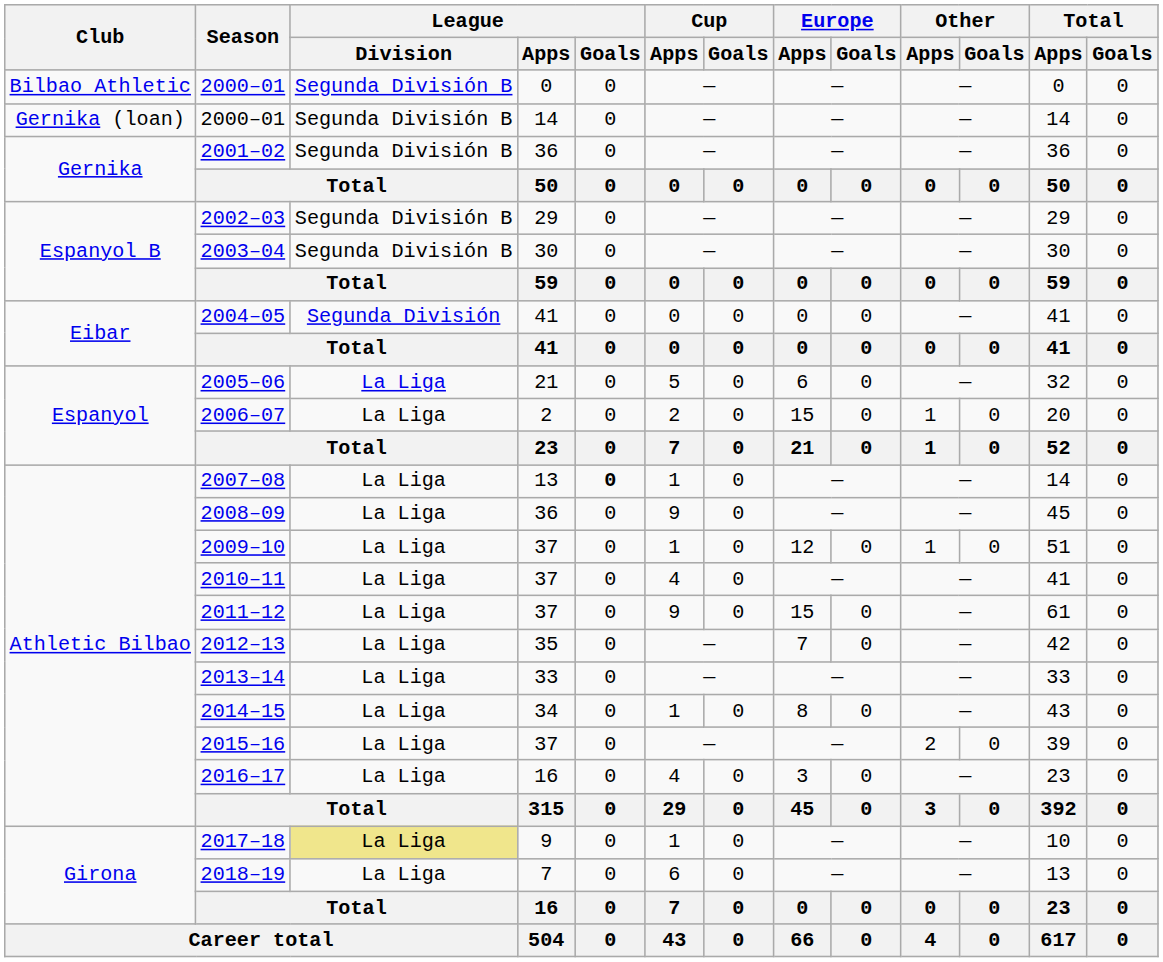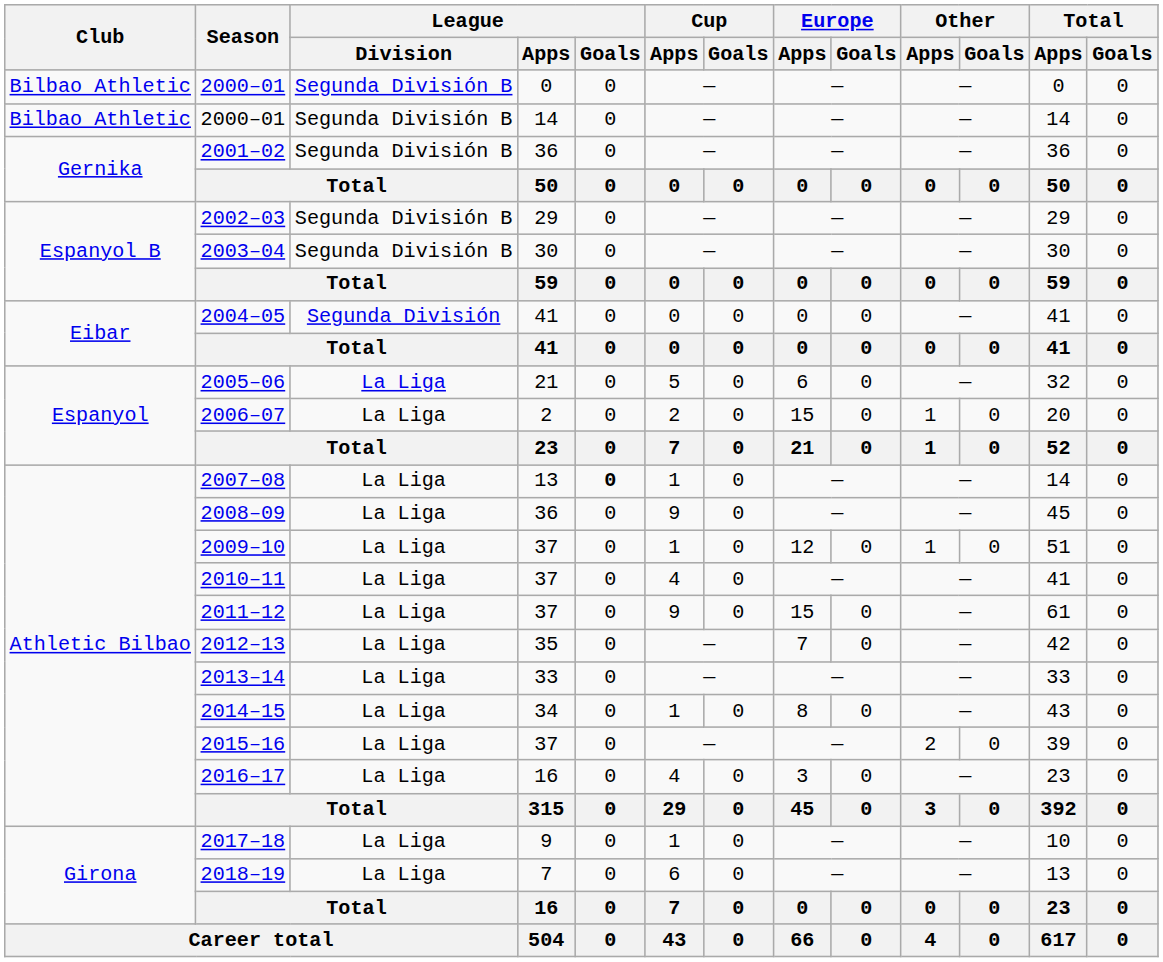(100, 120) Gernika (loan) -> (100, 120) Bilbao Athletic
(404, 842) khaki background -> (404, 842) no background
